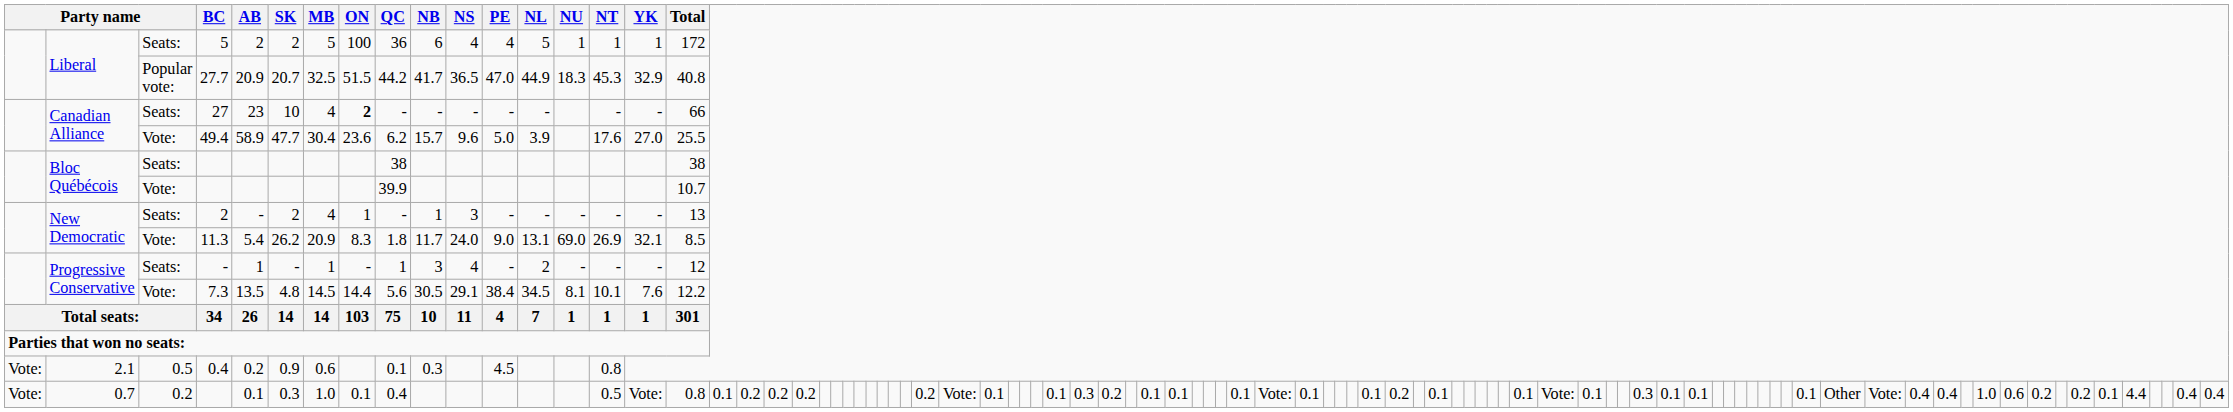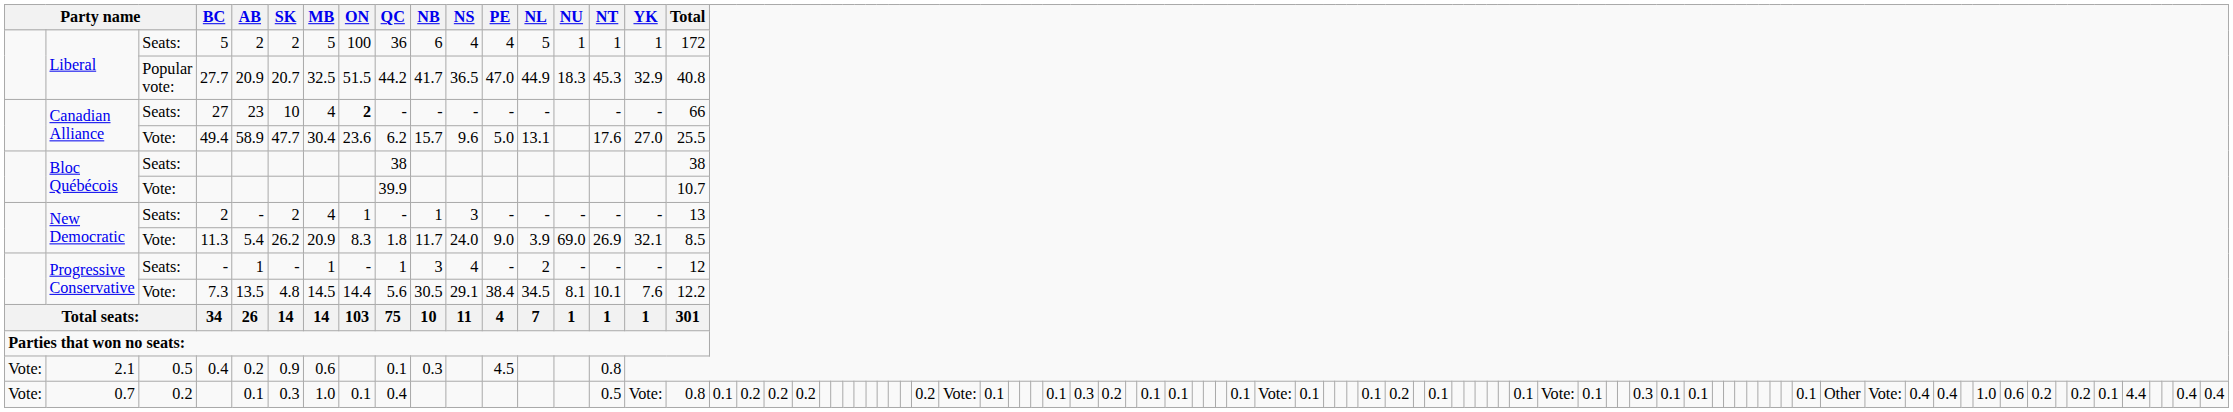(540, 138) 3.9 -> (536, 138) 13.1
(536, 240) 13.1 -> (540, 240) 3.9
